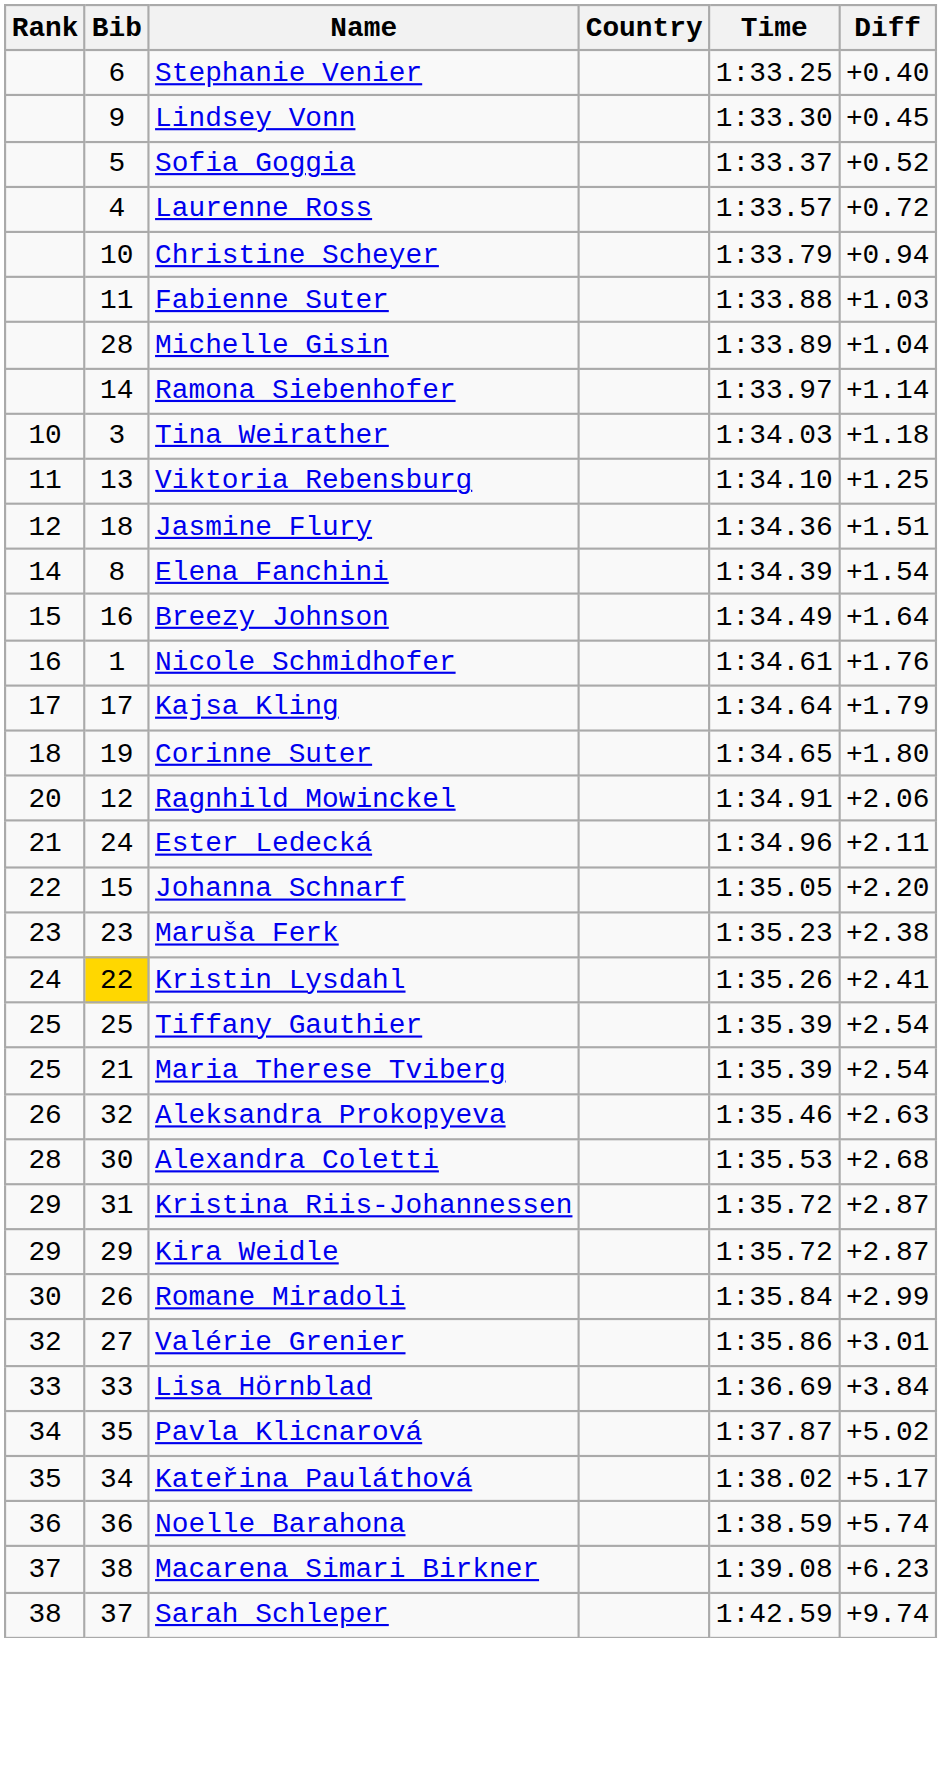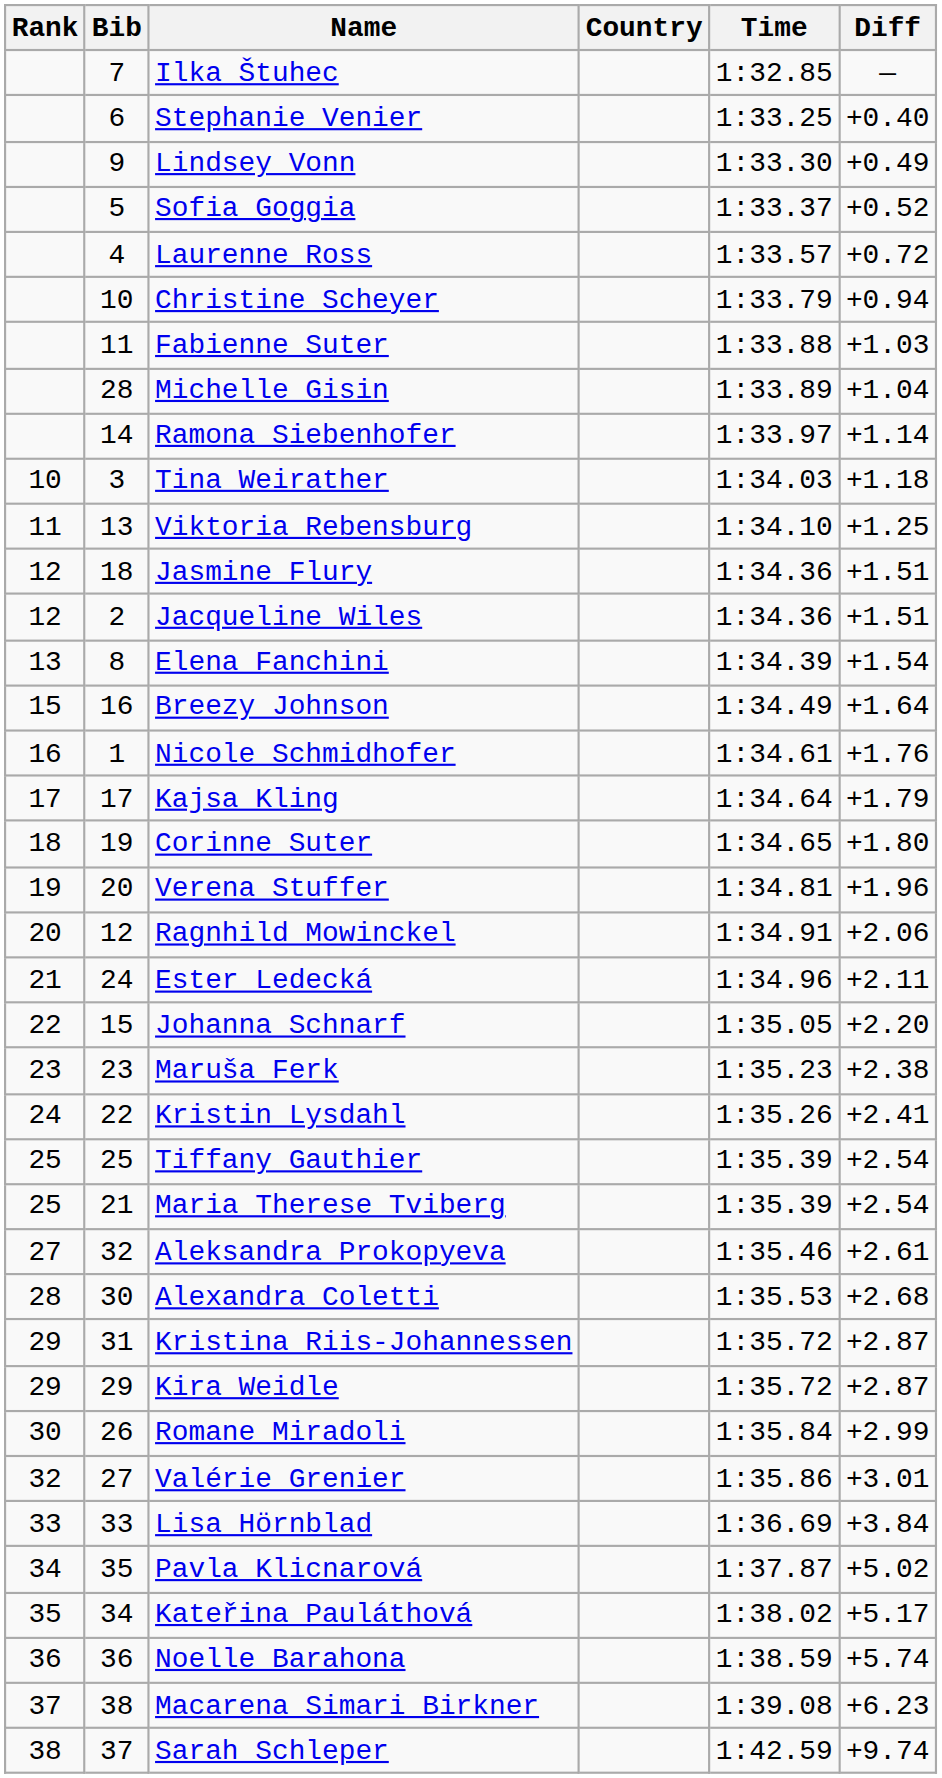+ row: (247, 73)
(888, 118) +0.45 -> (888, 164) +0.49
+ row: (289, 617)
(45, 572) 14 -> (45, 663) 13
+ row: (272, 889)
(117, 980) gold background -> (117, 1116) no background
(45, 1116) 26 -> (45, 1252) 27
(888, 1116) +2.63 -> (888, 1252) +2.61
